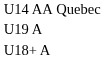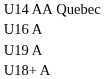+ row: (23, 29)
